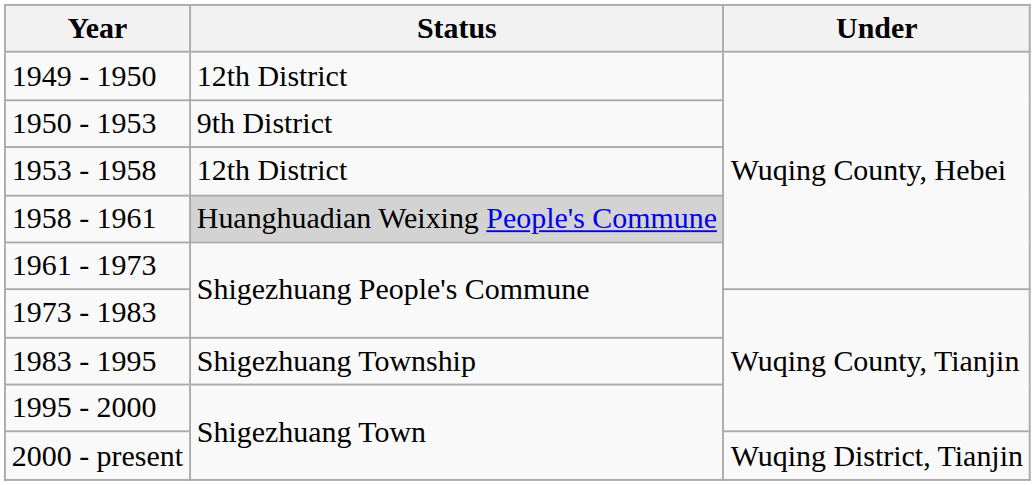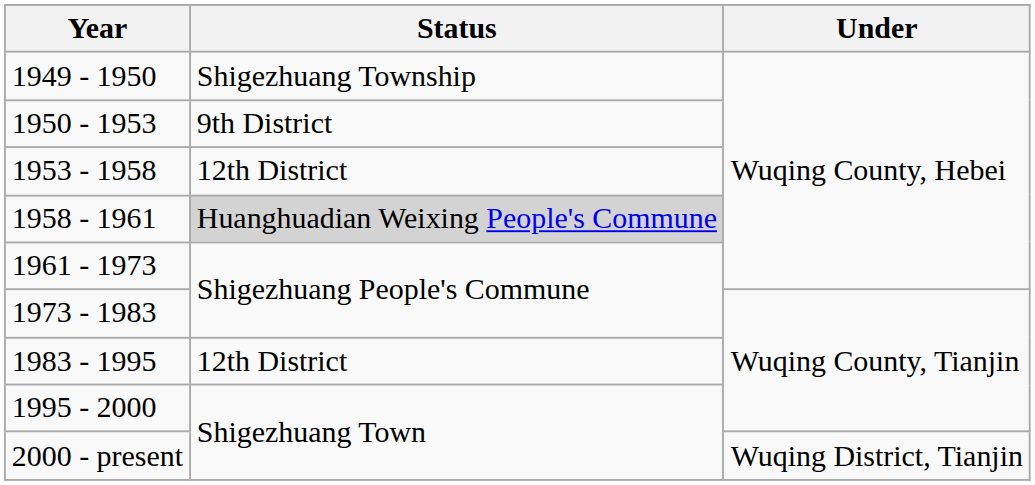(272, 75) 12th District -> (336, 75) Shigezhuang Township
(336, 360) Shigezhuang Township -> (272, 360) 12th District
